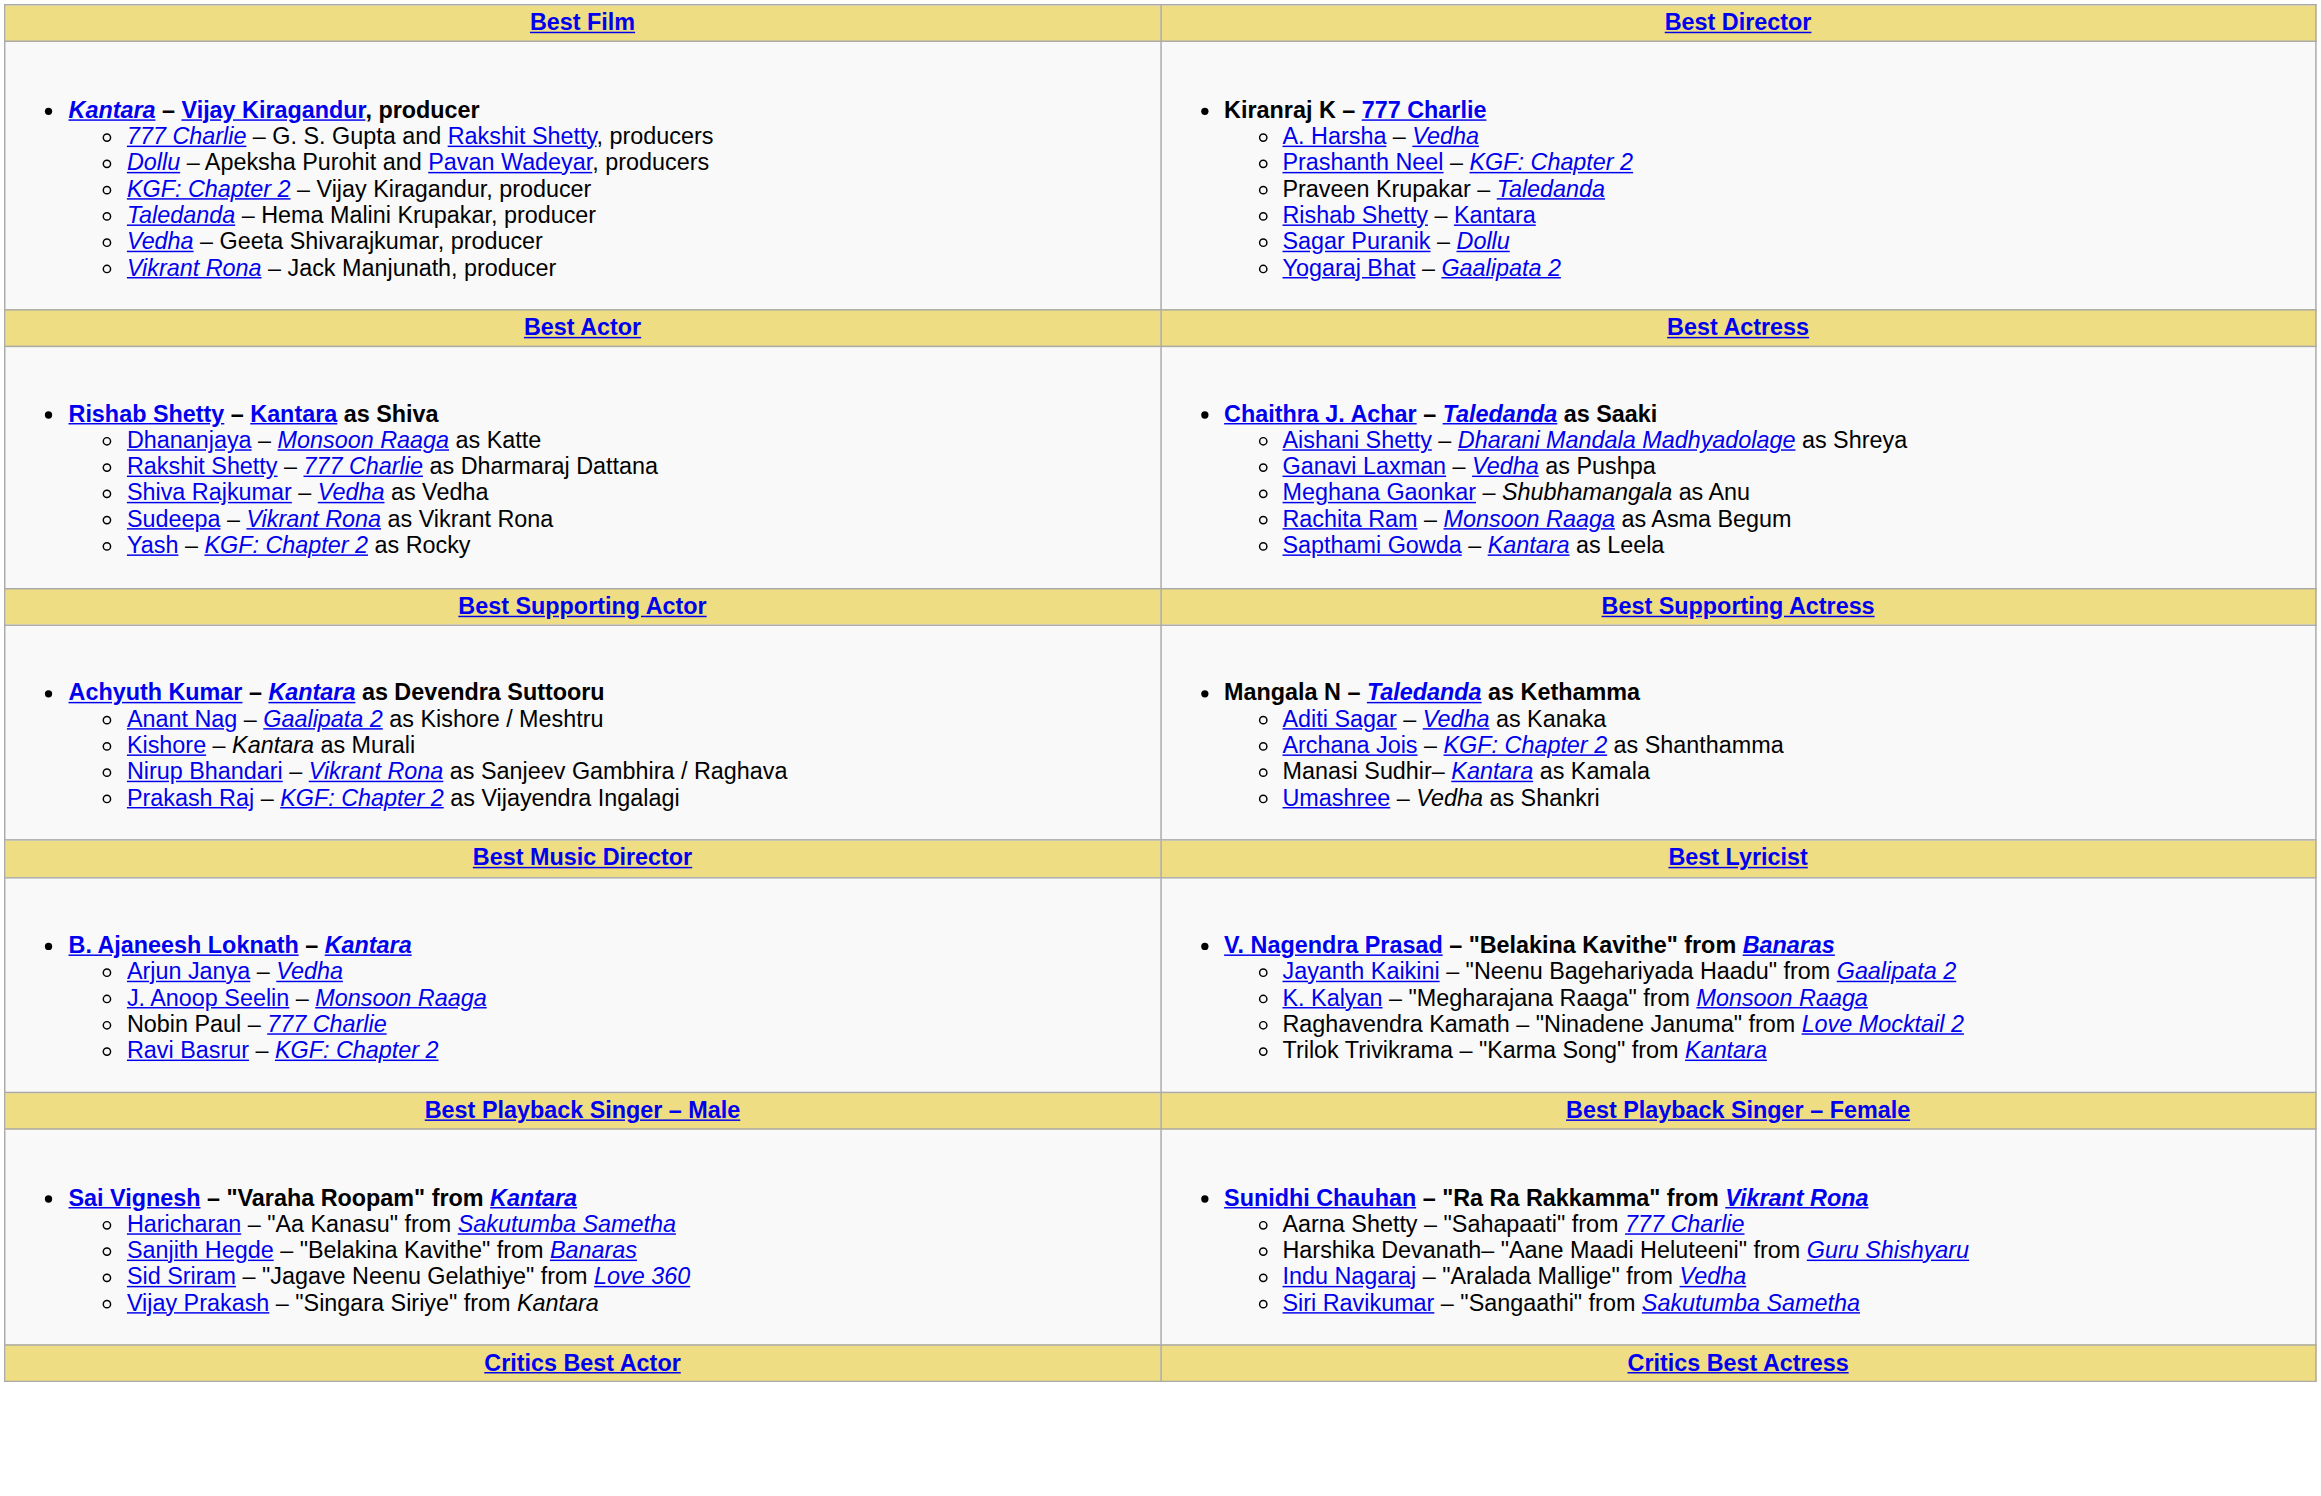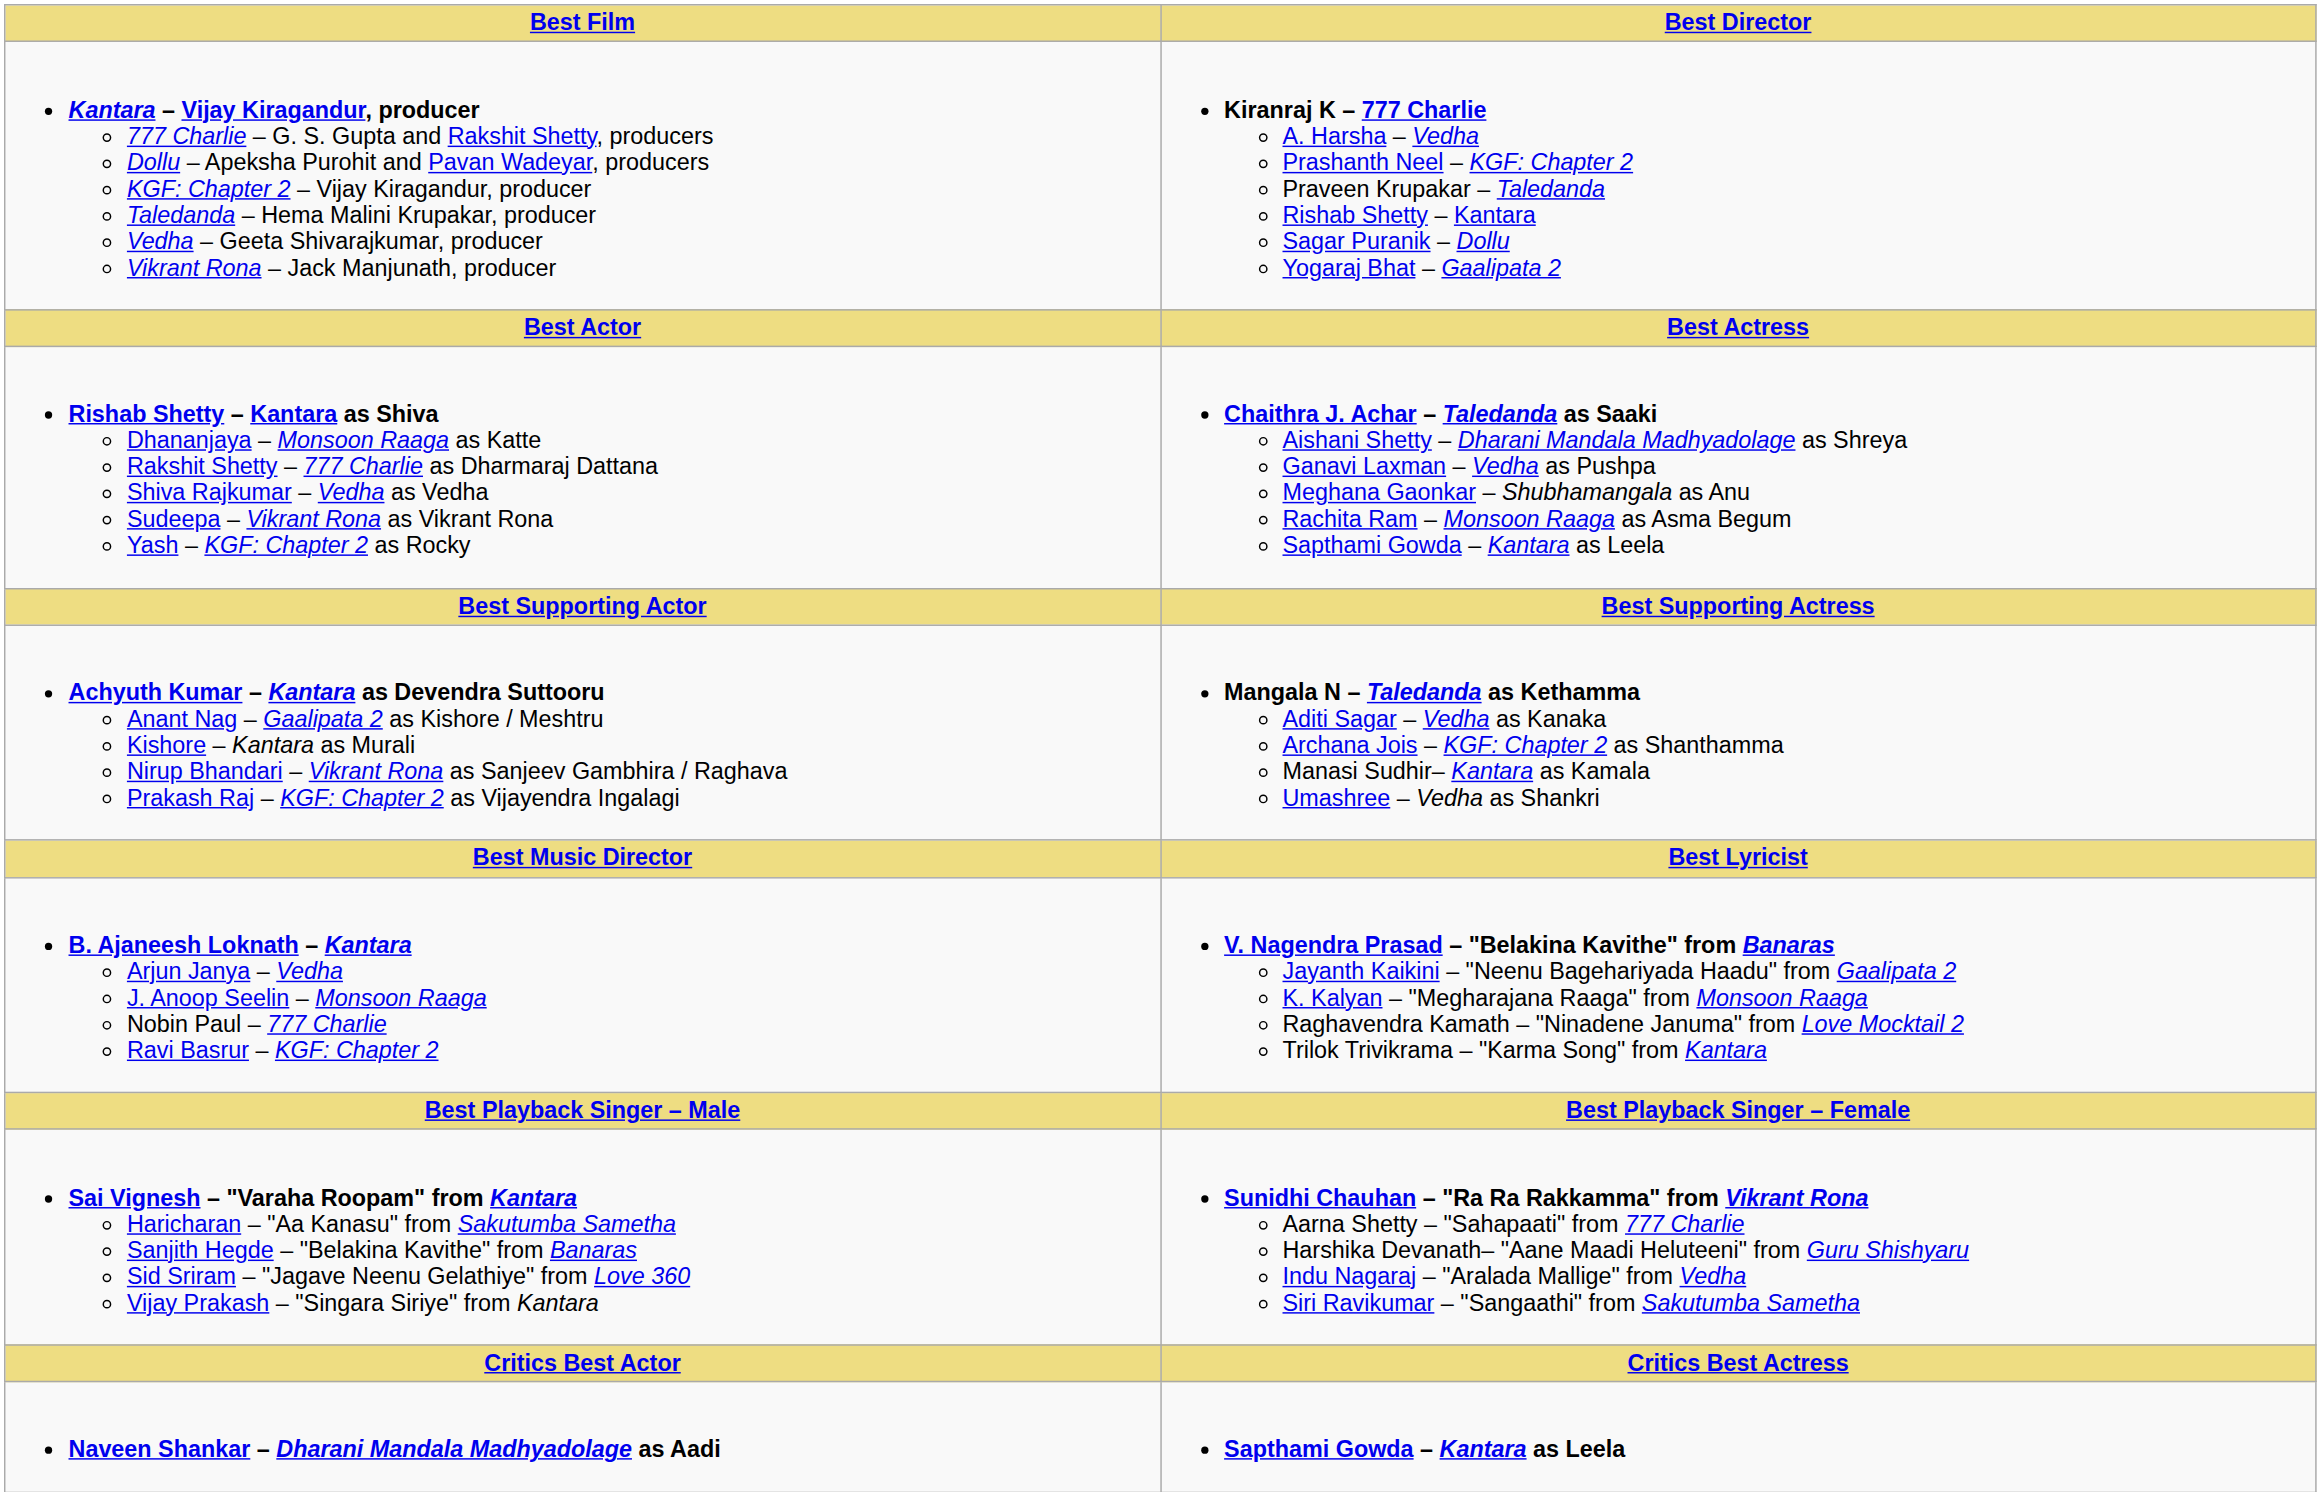+ row: (583, 1450)
